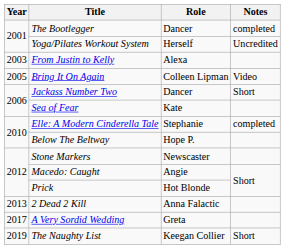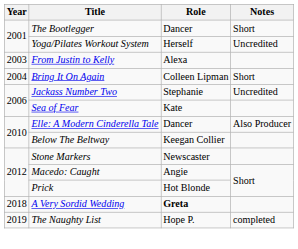(254, 28) completed -> (244, 28) Short
(17, 76) 2005 -> (17, 76) 2004
(245, 76) Video -> (244, 76) Short
(178, 92) Dancer -> (183, 92) Stephanie
(244, 92) Short -> (255, 92) Uncredited
(183, 124) Stephanie -> (178, 124) Dancer
(254, 124) completed -> (262, 124) Also Producer
(179, 140) Hope P. -> (194, 140) Keegan Collier
- row: (59, 204)
(17, 220) 2017 -> (17, 204) 2018
(174, 220) normal -> (176, 204) bold
(194, 236) Keegan Collier -> (179, 220) Hope P.
(244, 236) Short -> (254, 220) completed
